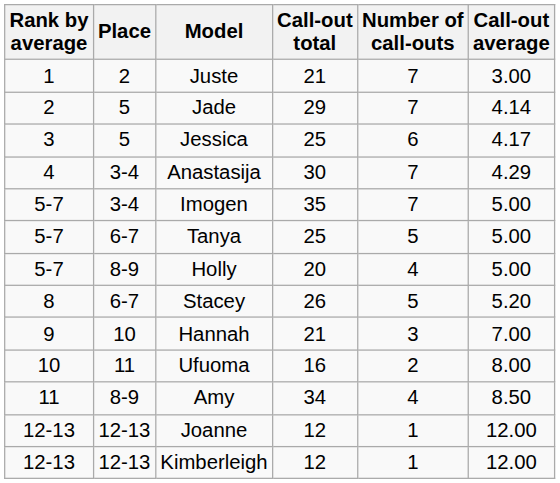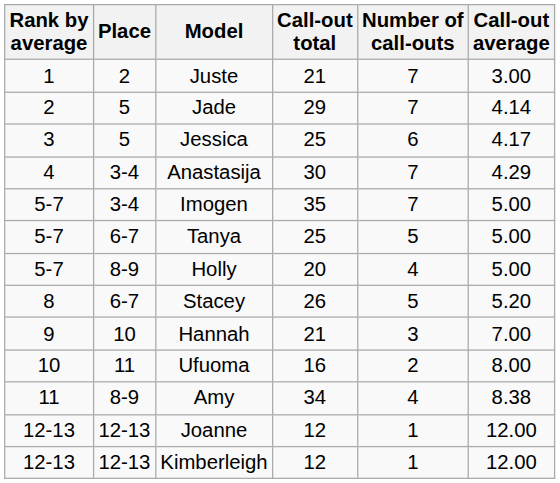(511, 397) 8.50 -> (511, 397) 8.38
